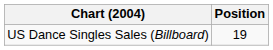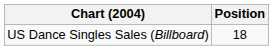(240, 34) 19 -> (240, 34) 18
